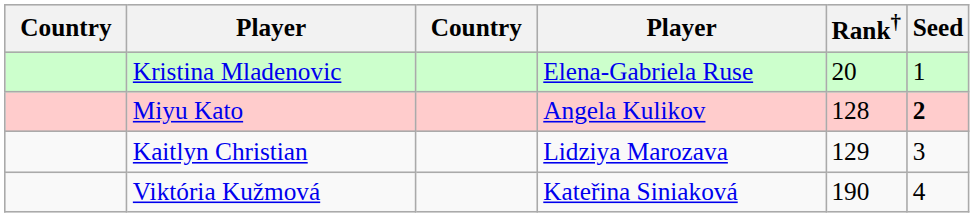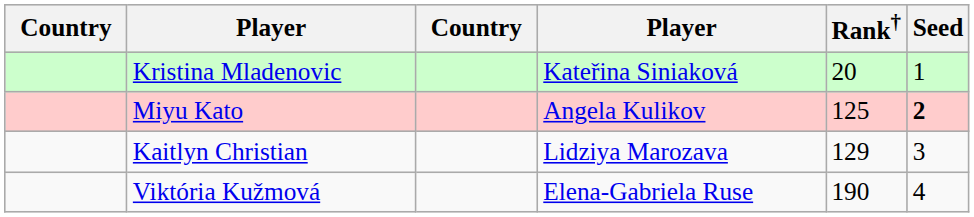(648, 71) Elena-Gabriela Ruse -> (641, 71) Kateřina Siniaková
(850, 111) 128 -> (850, 111) 125
(641, 191) Kateřina Siniaková -> (648, 191) Elena-Gabriela Ruse
